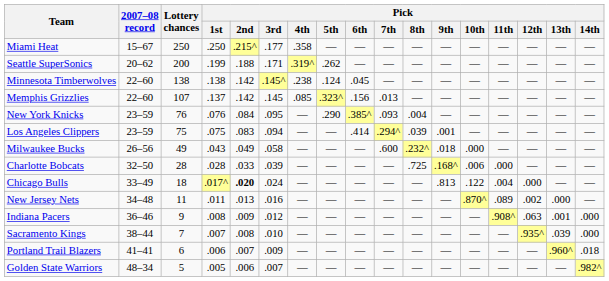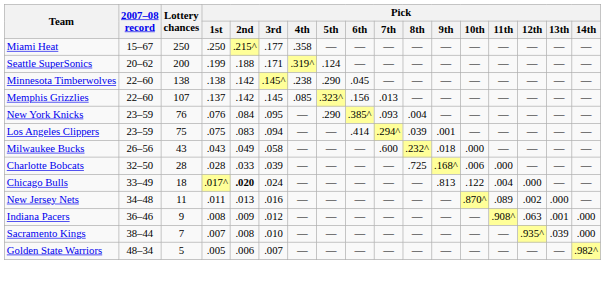(331, 64) .262 -> (331, 64) .124
(331, 81) .124 -> (331, 81) .290
(181, 149) 49 -> (181, 149) 43
- row: (54, 251)
